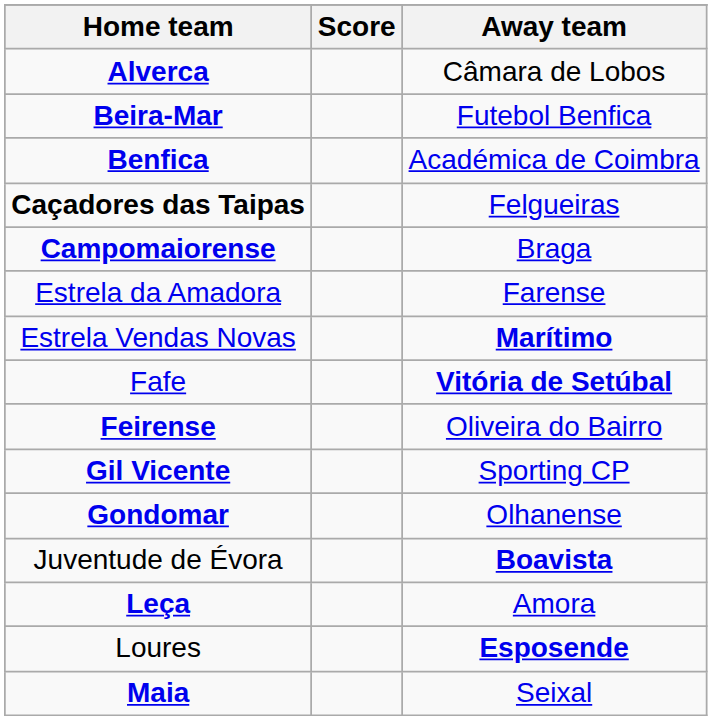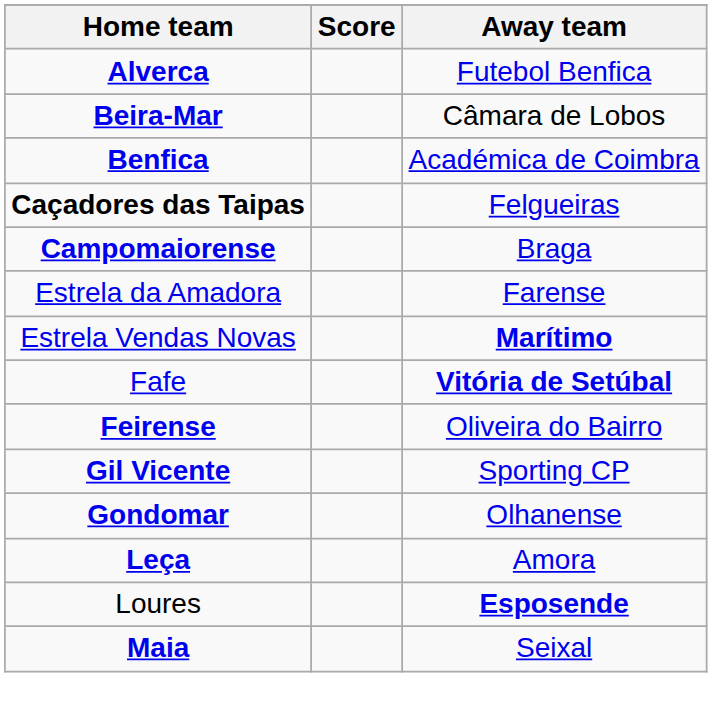(554, 71) Câmara de Lobos -> (554, 71) Futebol Benfica
(554, 115) Futebol Benfica -> (554, 115) Câmara de Lobos
- row: (158, 559)
